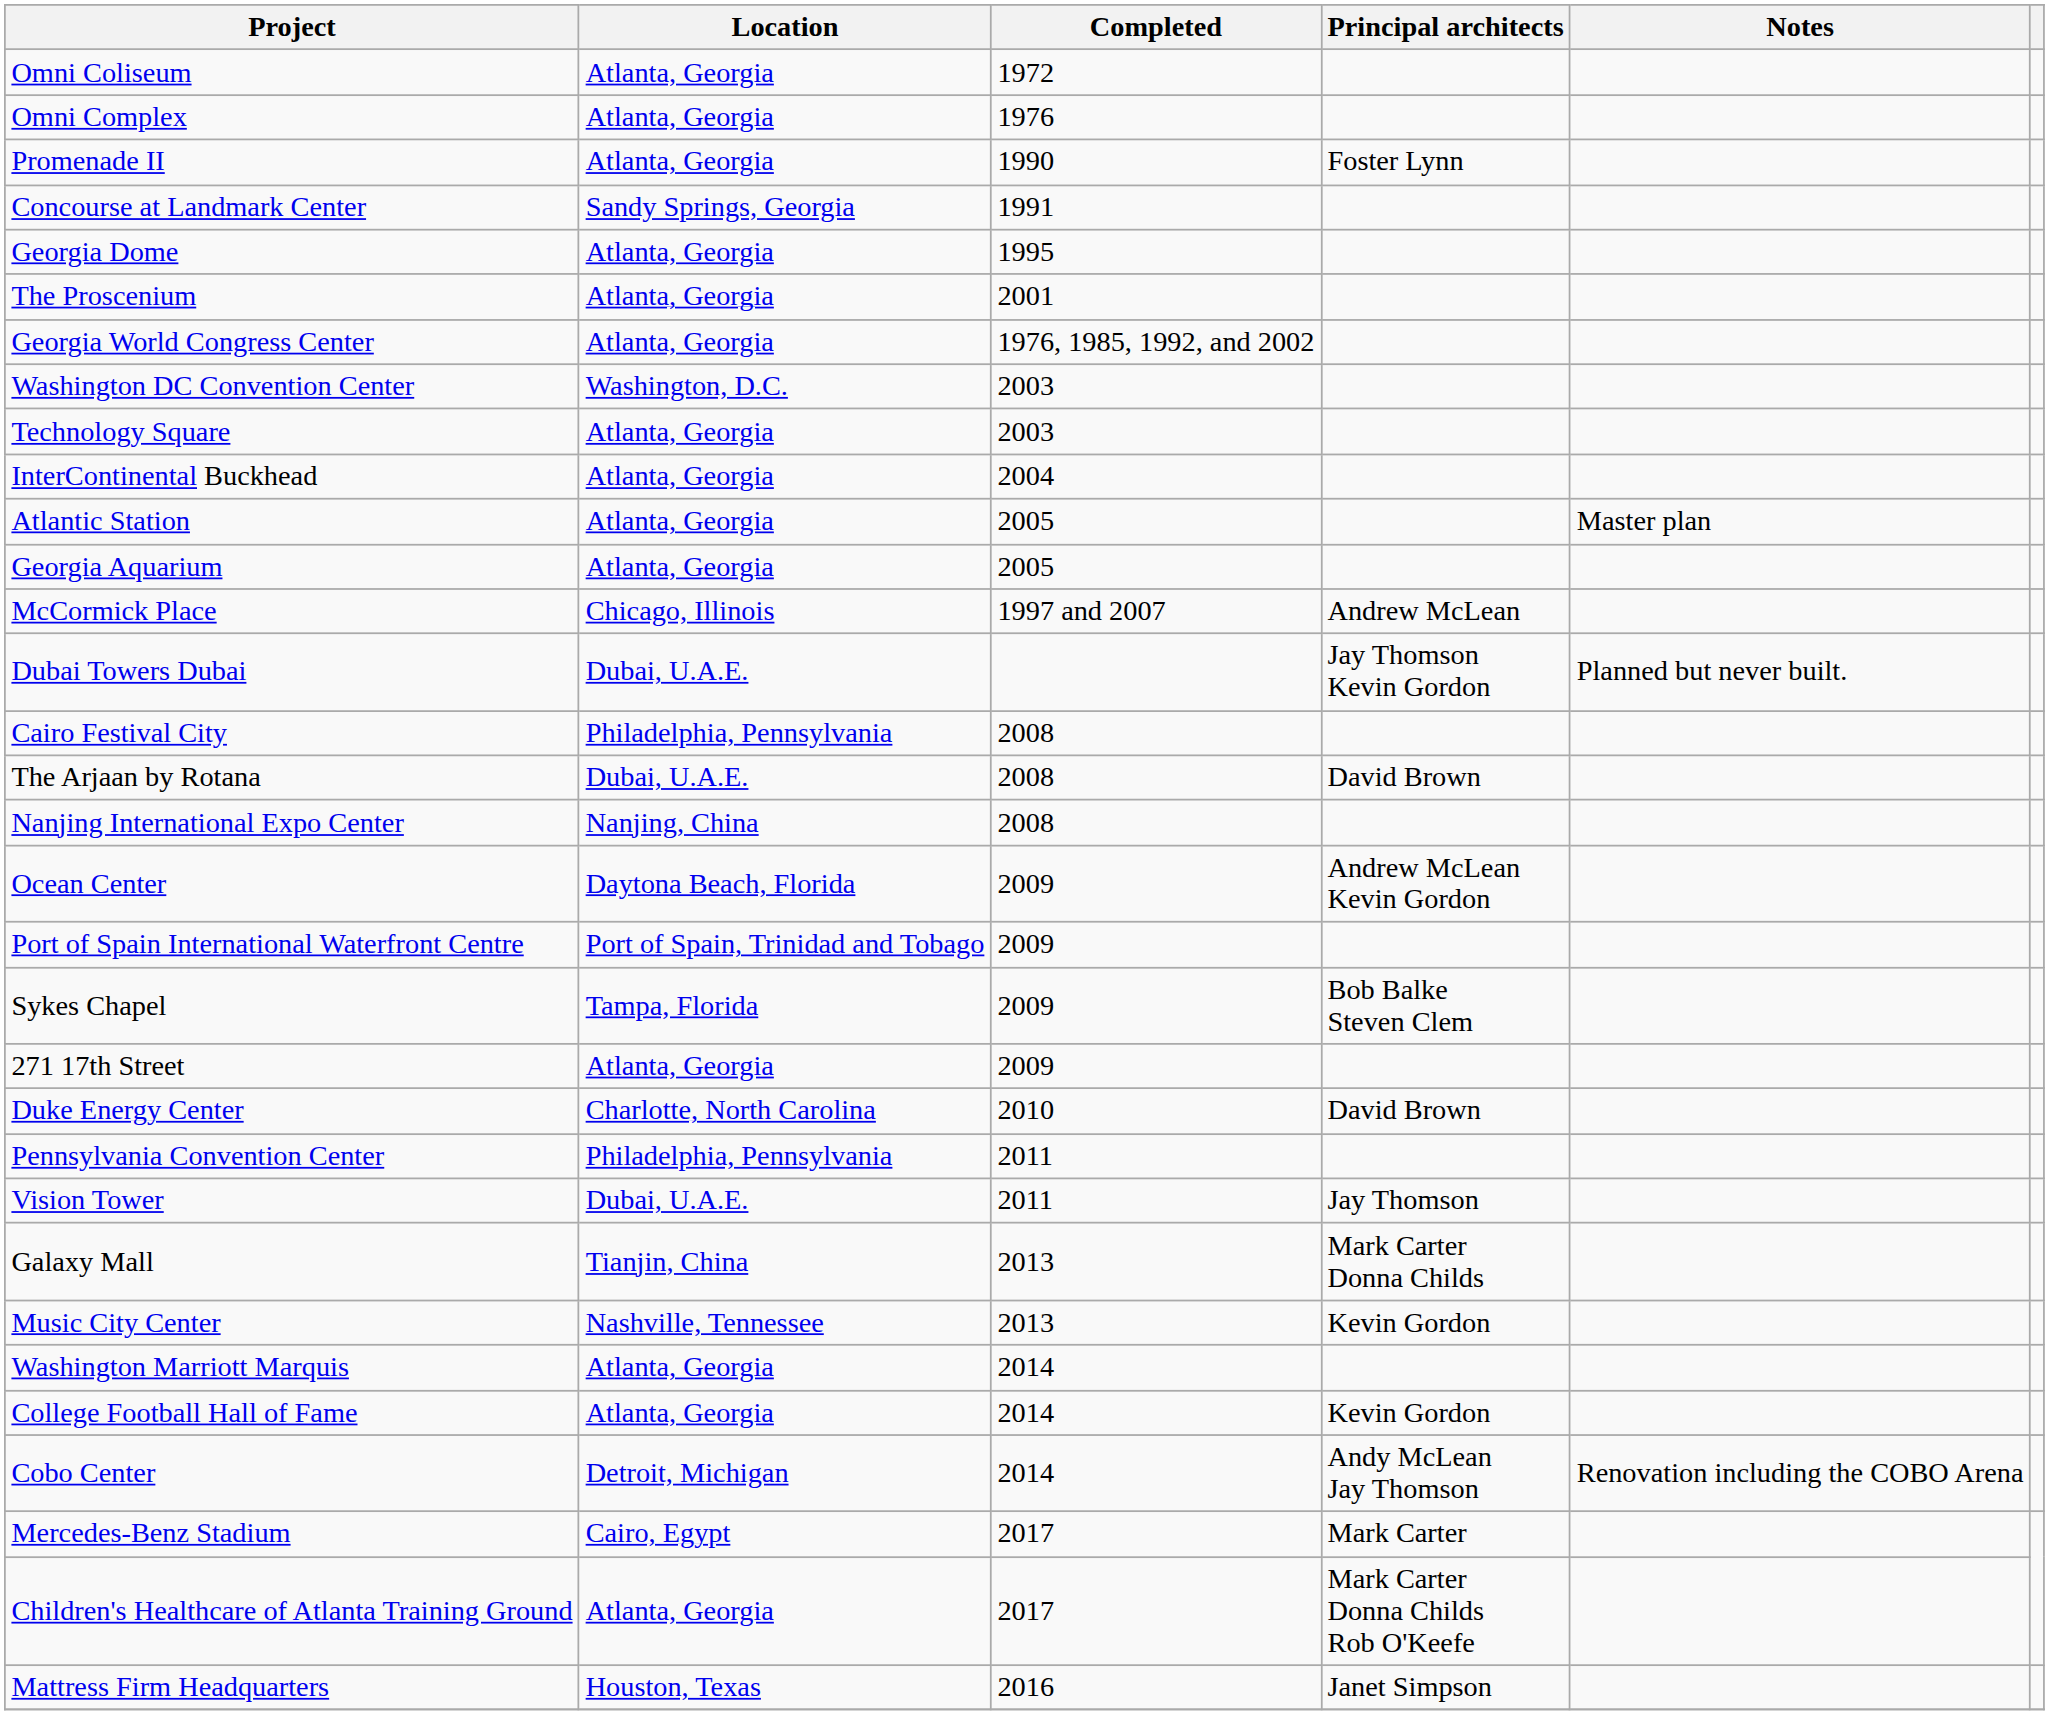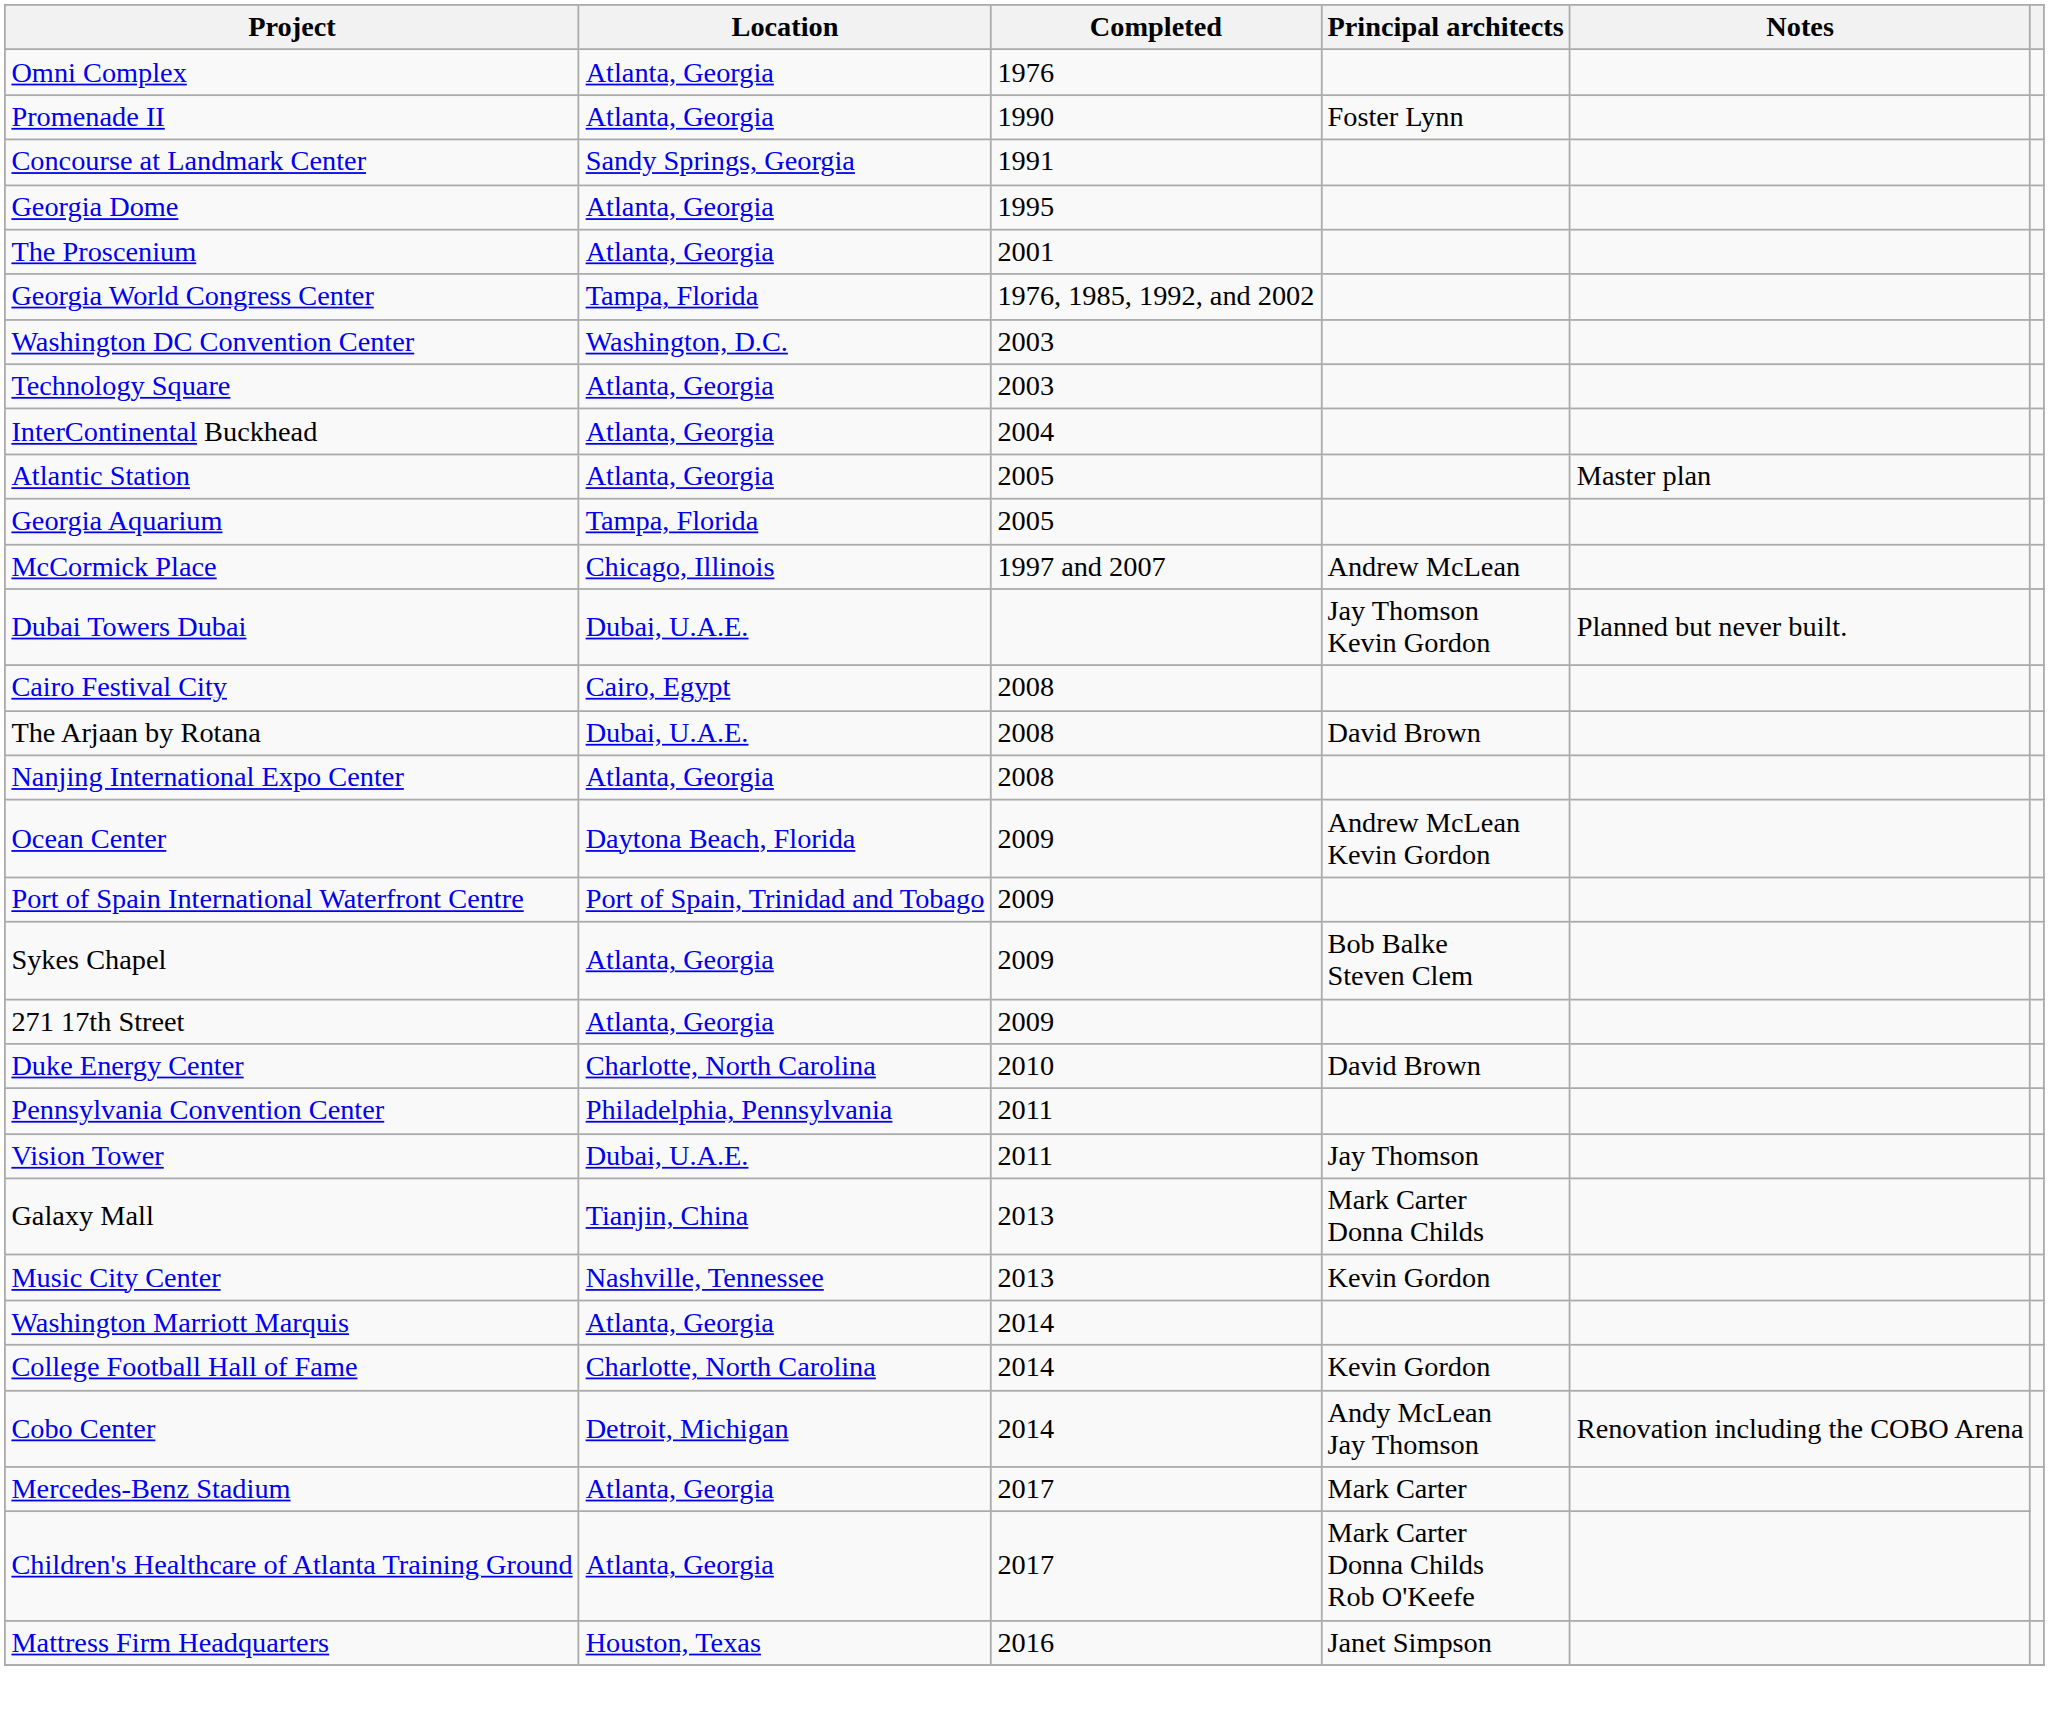- row: (101, 71)
(680, 341) Atlanta, Georgia -> (672, 296) Tampa, Florida
(680, 565) Atlanta, Georgia -> (672, 521) Tampa, Florida
(739, 732) Philadelphia, Pennsylvania -> (658, 687) Cairo, Egypt
(672, 822) Nanjing, China -> (680, 777) Atlanta, Georgia
(672, 1004) Tampa, Florida -> (680, 959) Atlanta, Georgia
(680, 1411) Atlanta, Georgia -> (731, 1367) Charlotte, North Carolina
(658, 1533) Cairo, Egypt -> (680, 1488) Atlanta, Georgia
